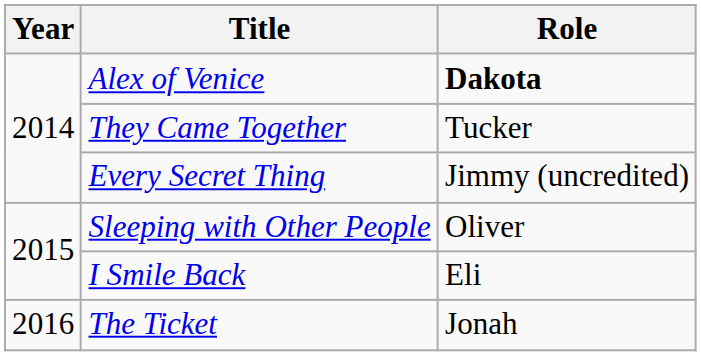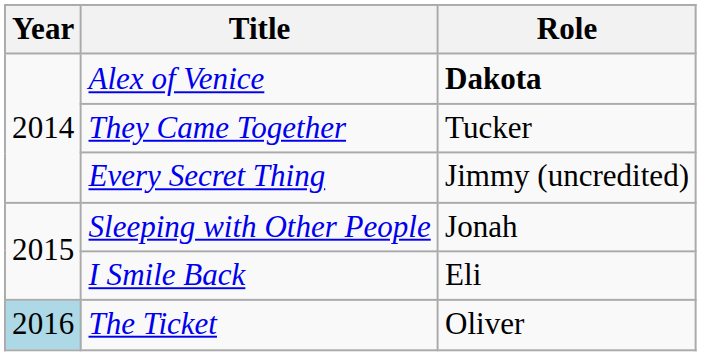(485, 226) Oliver -> (481, 226) Jonah
(43, 324) no background -> (43, 324) lightblue background
(481, 324) Jonah -> (485, 324) Oliver
